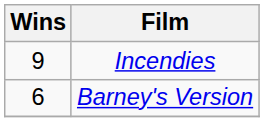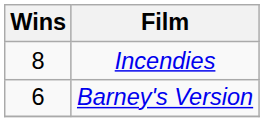(38, 60) 9 -> (38, 60) 8
